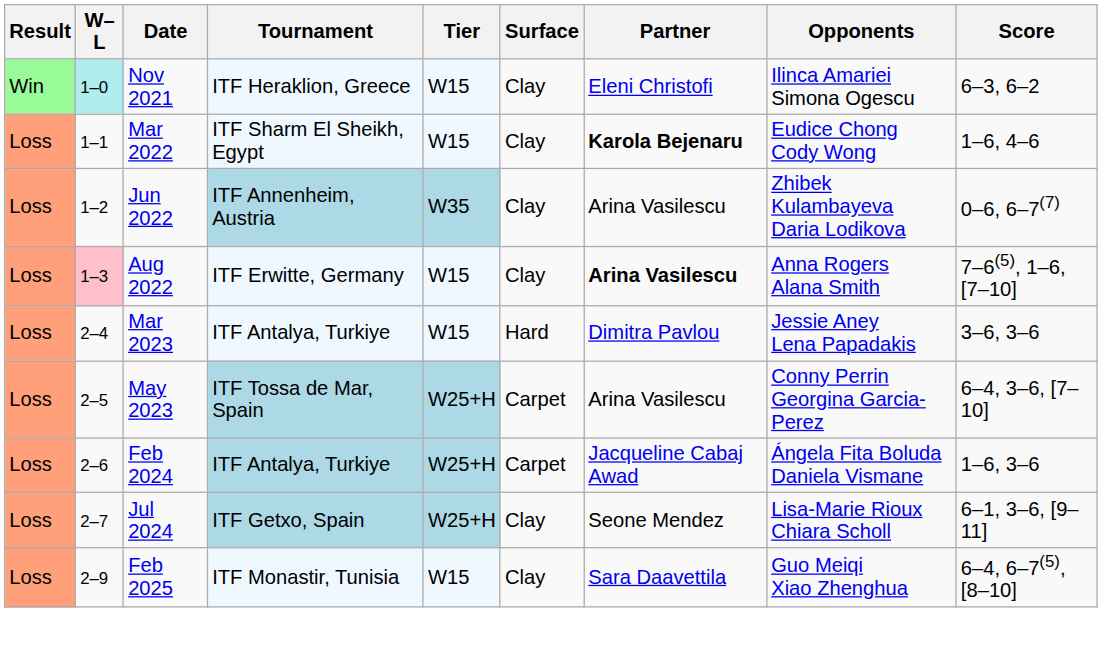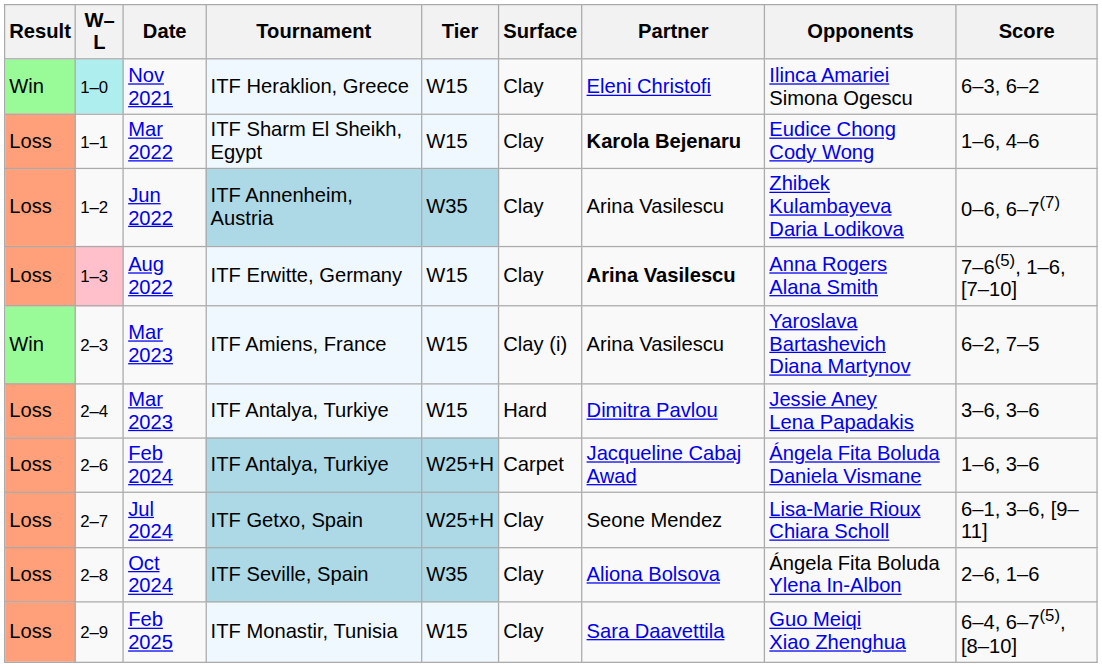+ row: (151, 344)
- row: (151, 399)
+ row: (151, 574)
